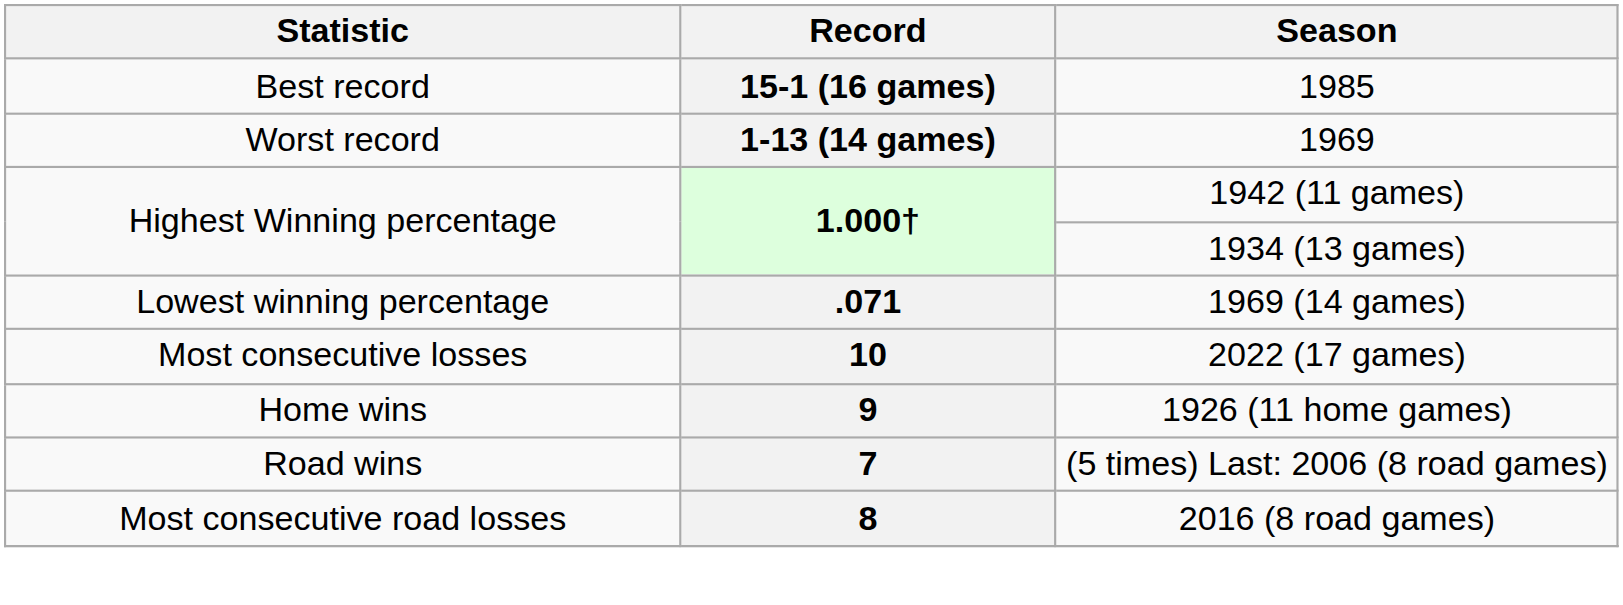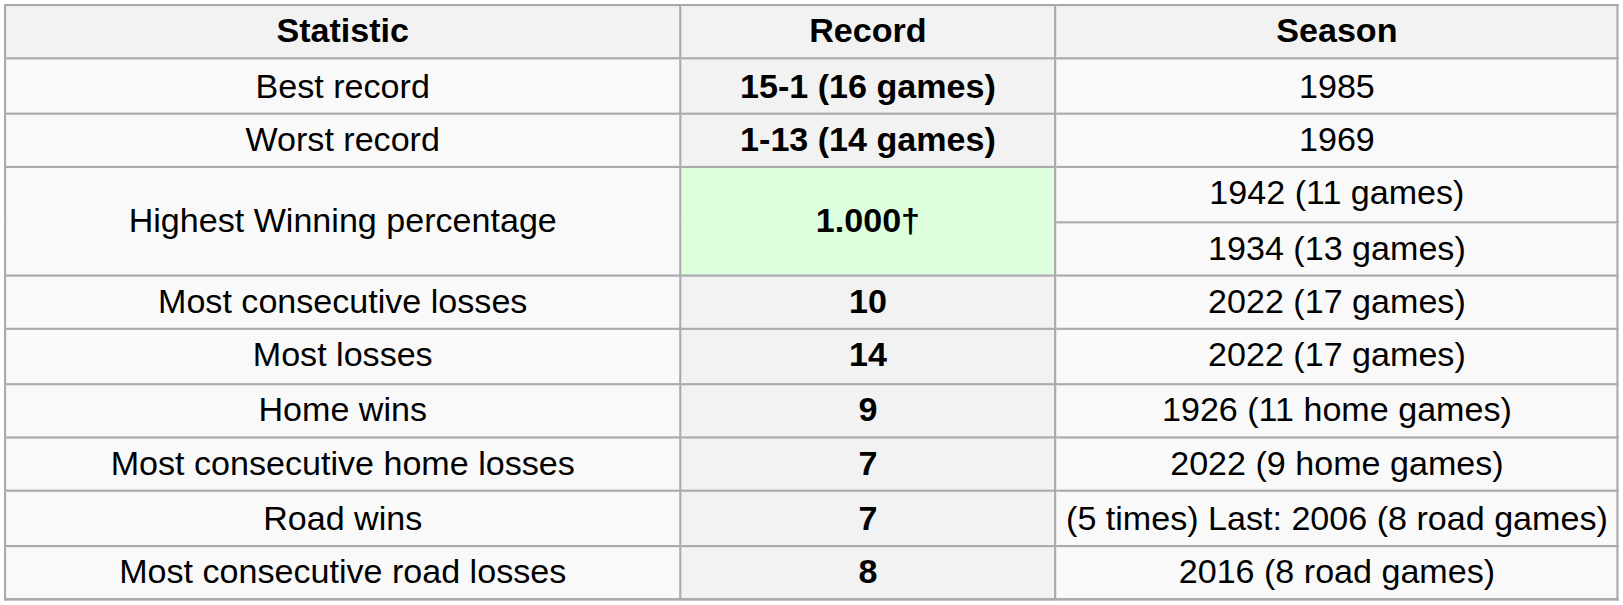- row: (343, 301)
+ row: (343, 355)
+ row: (343, 463)
